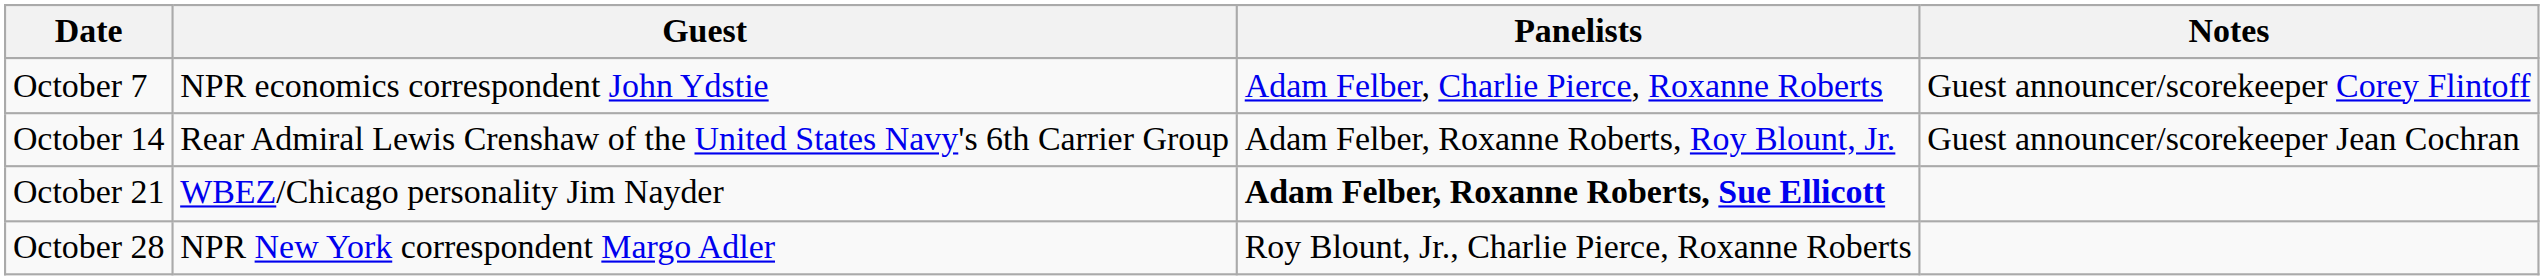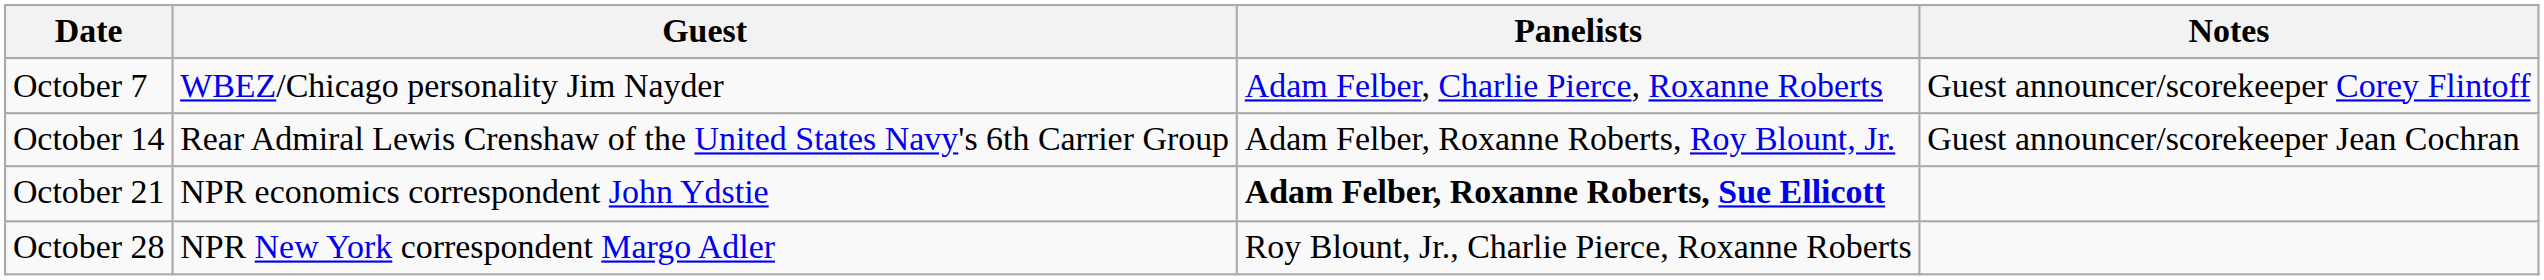(474, 85) NPR economics correspondent John Ydstie -> (452, 85) WBEZ/Chicago personality Jim Nayder
(452, 192) WBEZ/Chicago personality Jim Nayder -> (474, 192) NPR economics correspondent John Ydstie
